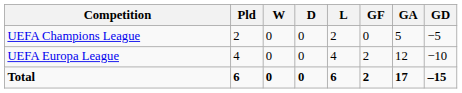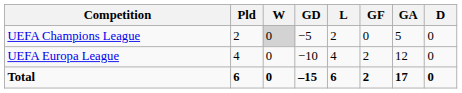columns swapped: (311, 15) <-> (441, 15)
(269, 36) no background -> (269, 36) lightgrey background
